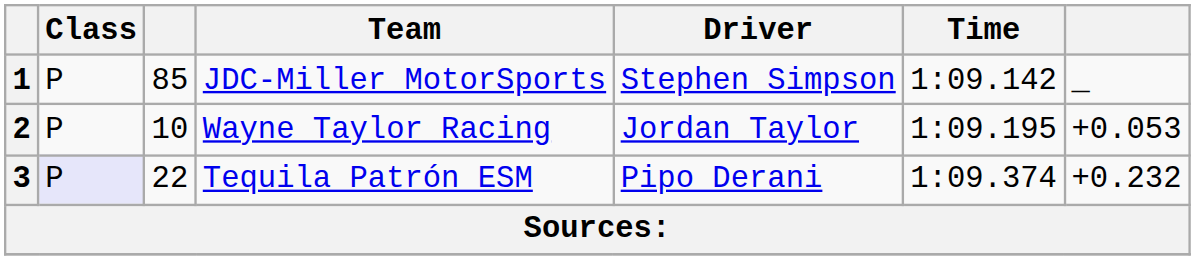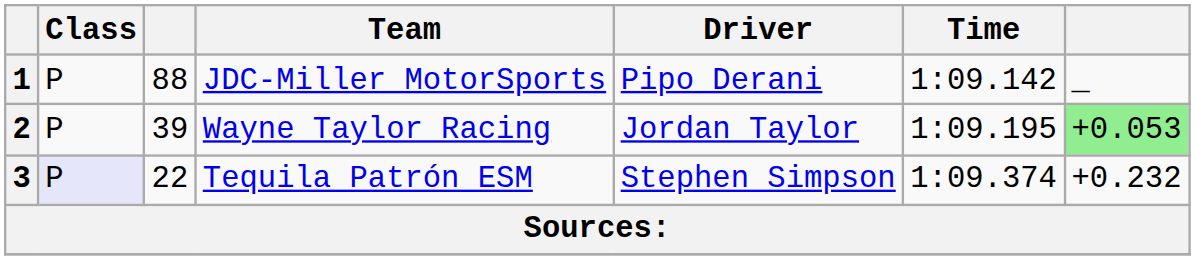(170, 80) 85 -> (170, 80) 88
(758, 80) Stephen Simpson -> (722, 80) Pipo Derani
(170, 130) 10 -> (170, 130) 39
(1126, 130) no background -> (1126, 130) lightgreen background
(722, 179) Pipo Derani -> (758, 179) Stephen Simpson
